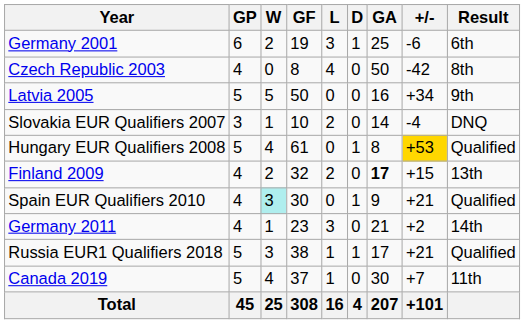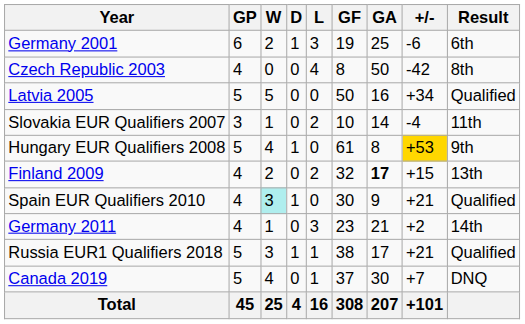columns swapped: (357, 17) <-> (304, 17)
(462, 95) 9th -> (483, 95) Qualified
(469, 122) DNQ -> (466, 122) 11th
(483, 148) Qualified -> (462, 148) 9th
(466, 278) 11th -> (469, 278) DNQ
